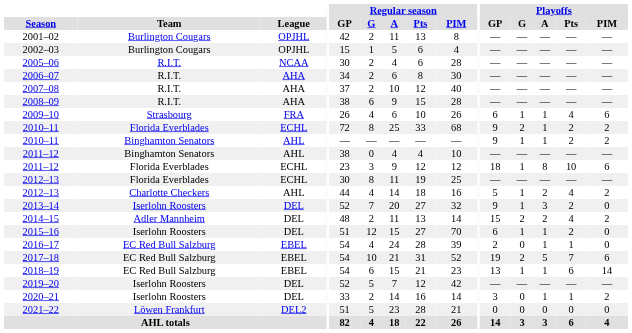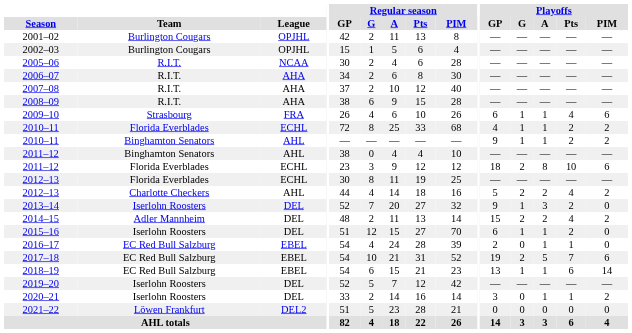(495, 127) 9 -> (495, 127) 4
(522, 127) 2 -> (522, 127) 1
(522, 166) 1 -> (522, 166) 2
(522, 192) 1 -> (522, 192) 2
